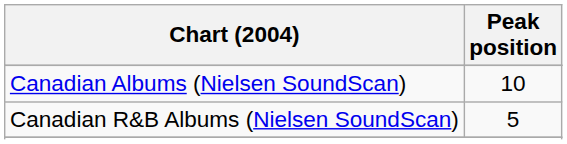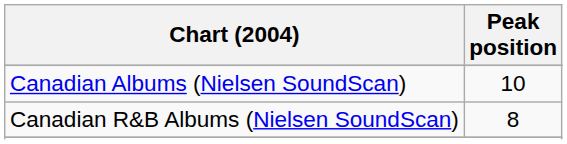(513, 119) 5 -> (513, 119) 8
